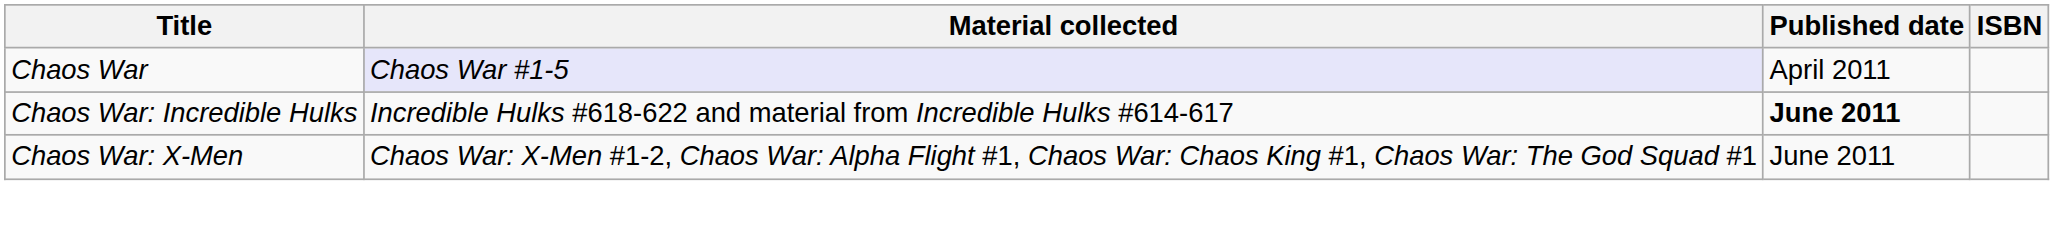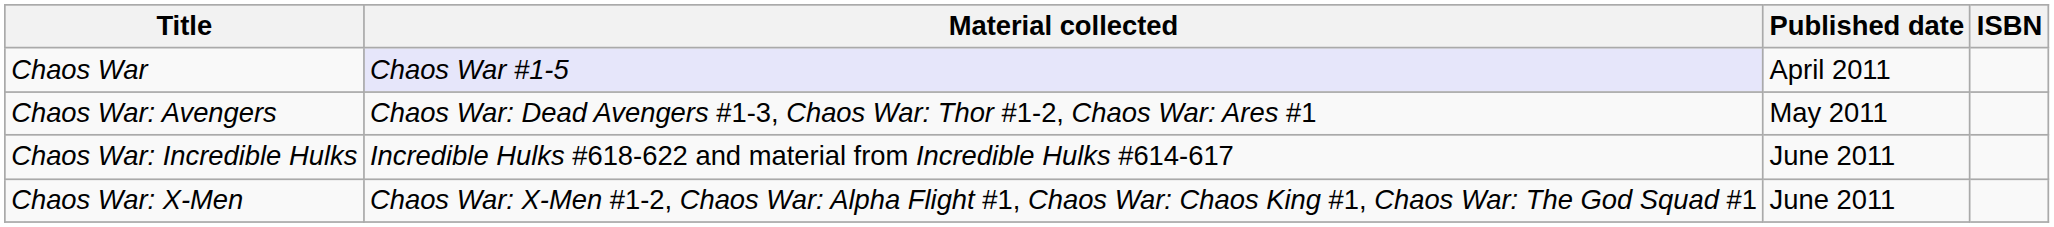+ row: (144, 112)
(1835, 112) bold -> (1832, 156) normal
